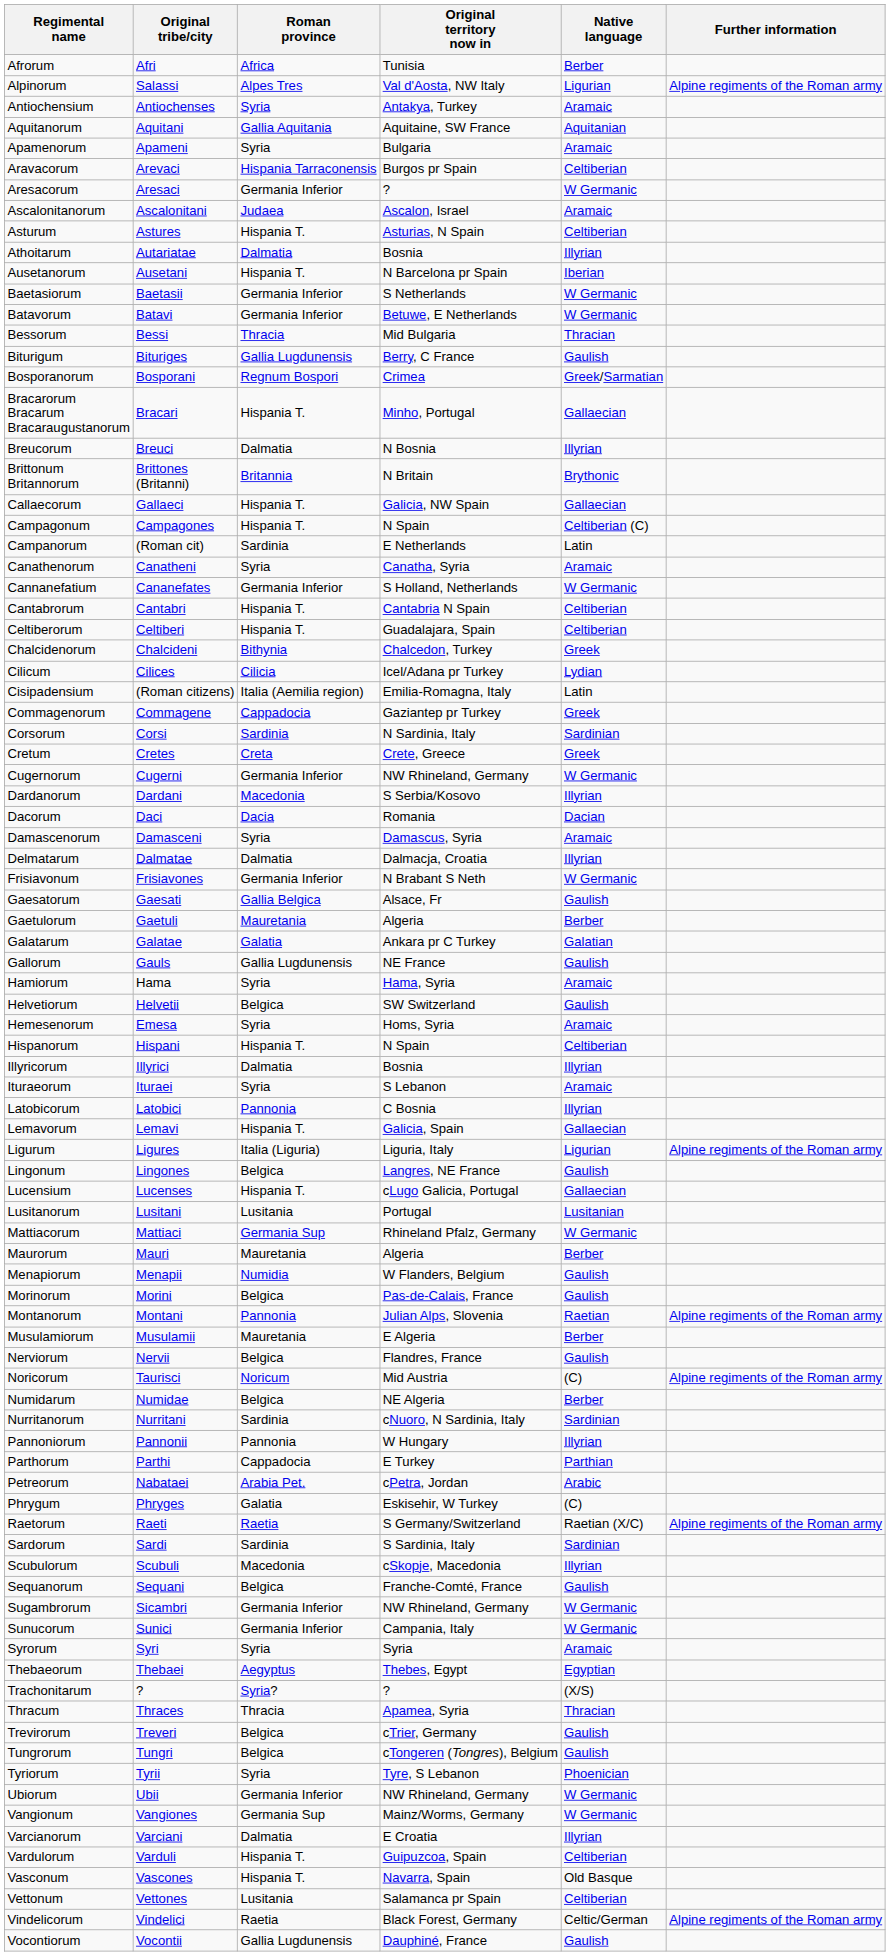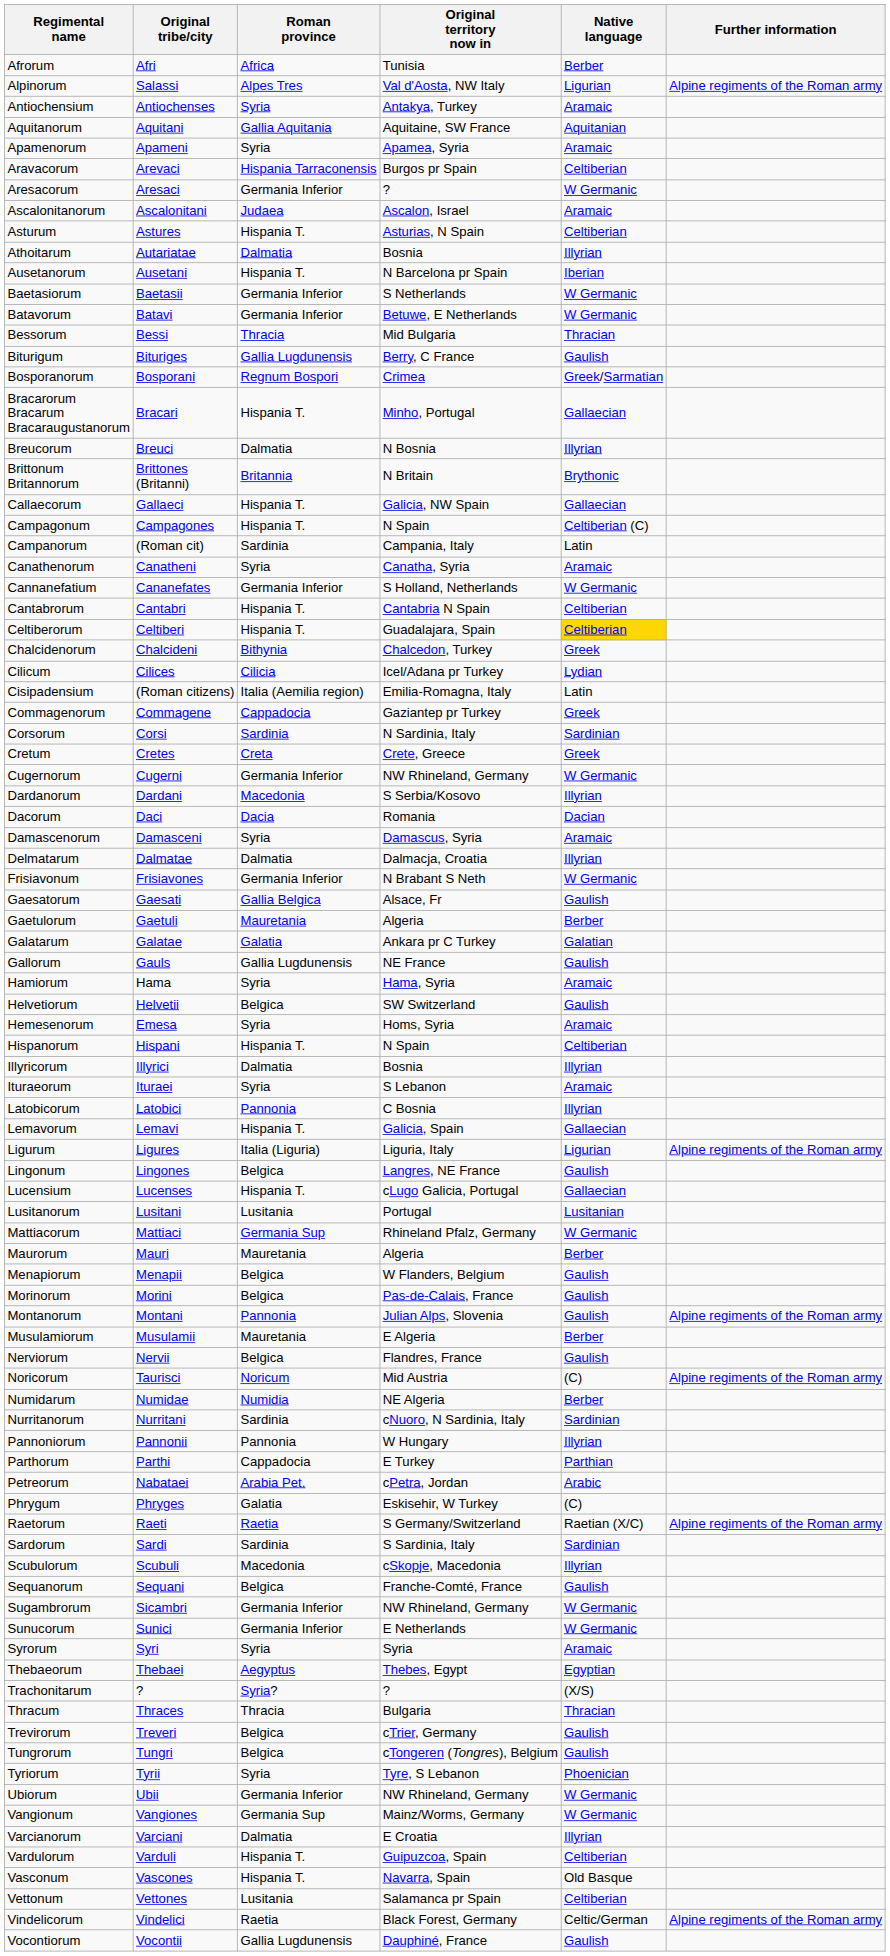(407, 148) Bulgaria -> (426, 148) Apamea, Syria
(424, 546) E Netherlands -> (428, 546) Campania, Italy
(595, 629) no background -> (595, 629) gold background
(265, 1274) Numidia -> (262, 1274) Belgica
(587, 1316) Raetian -> (586, 1316) Gaulish
(262, 1399) Belgica -> (265, 1399) Numidia
(428, 1628) Campania, Italy -> (424, 1628) E Netherlands
(426, 1711) Apamea, Syria -> (407, 1711) Bulgaria
